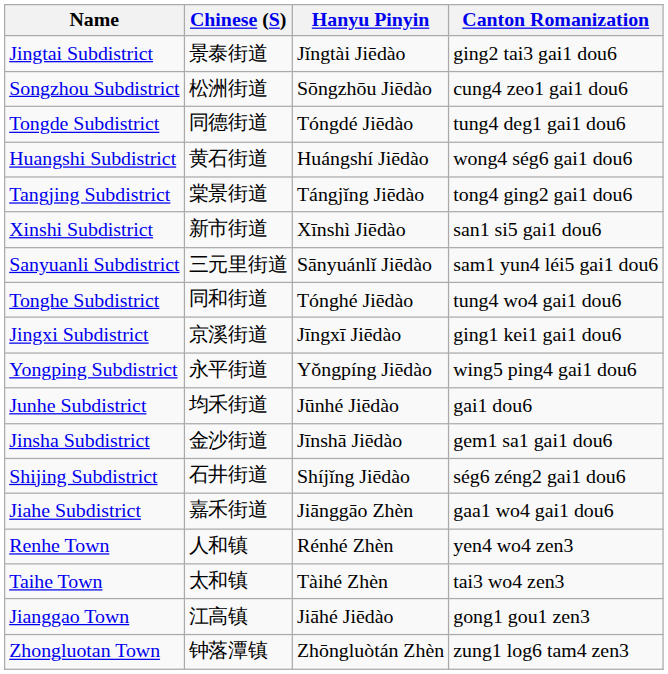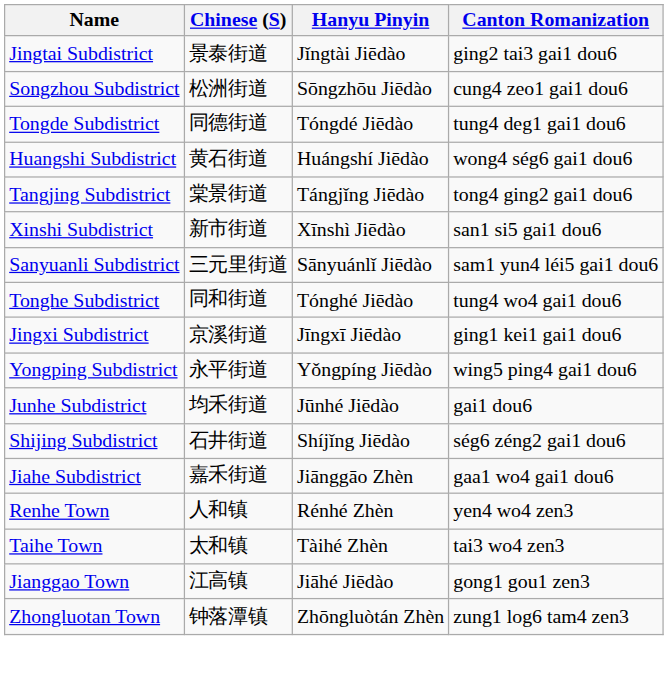- row: (79, 440)
